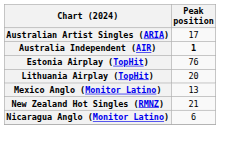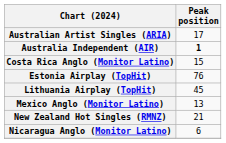+ row: (90, 62)
(194, 76) 20 -> (199, 90) 45
